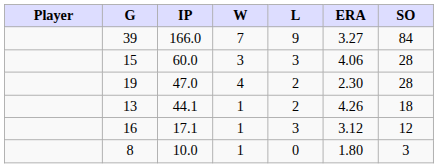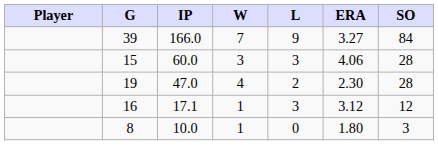- row: (130, 106)
